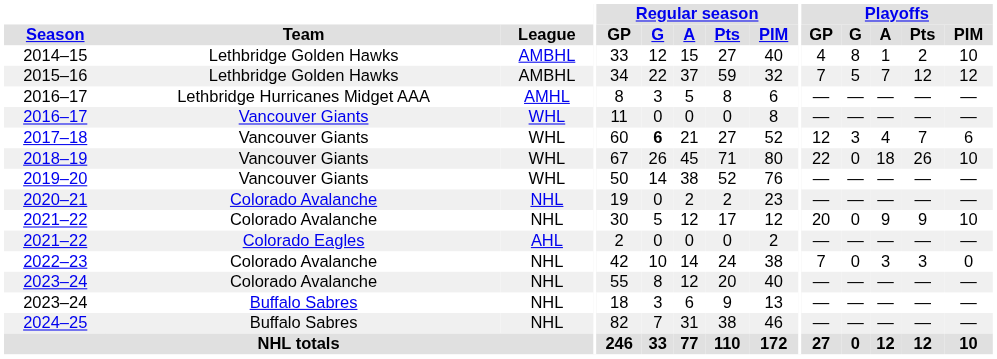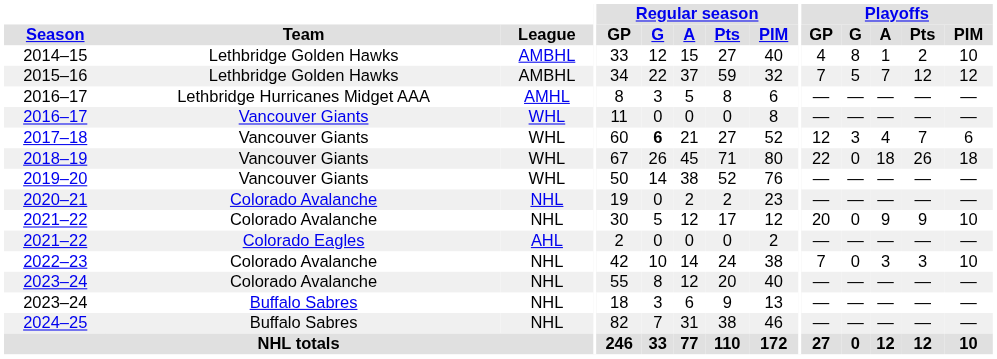(968, 158) 10 -> (968, 158) 18
(968, 261) 0 -> (968, 261) 10
